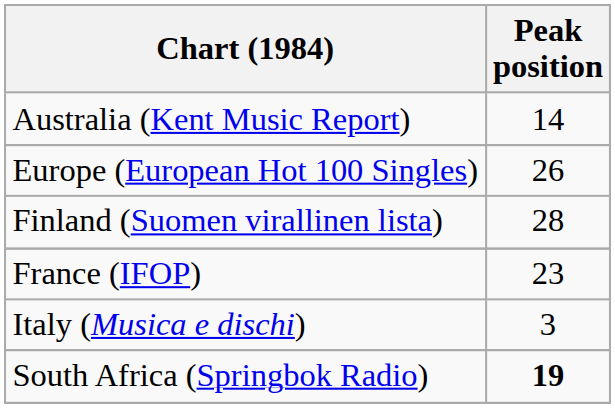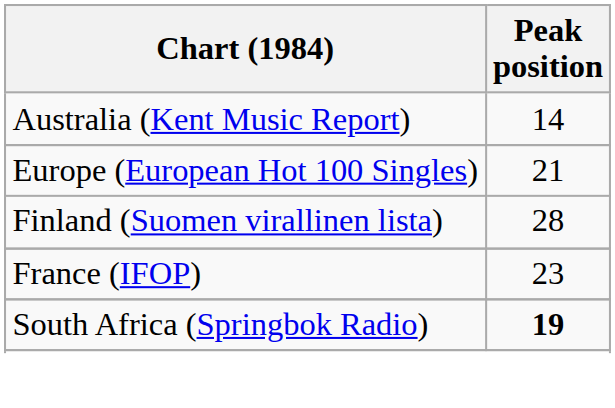(548, 169) 26 -> (548, 169) 21
- row: (159, 324)
